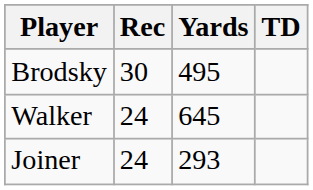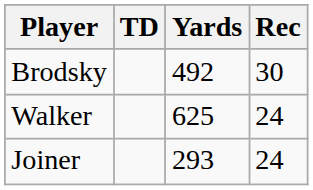columns swapped: (142, 26) <-> (281, 26)
(199, 71) 495 -> (193, 71) 492
(199, 116) 645 -> (193, 116) 625
